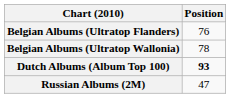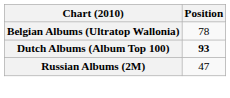- row: (93, 31)
